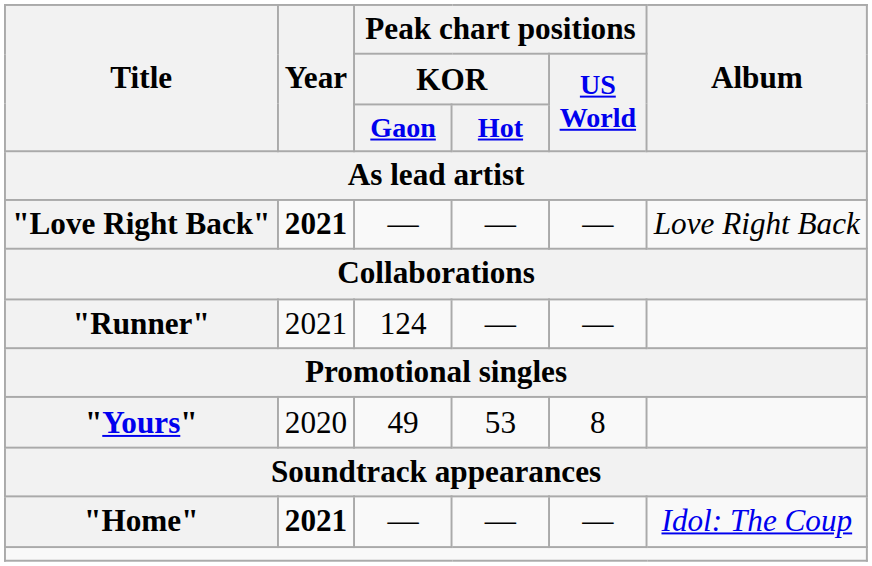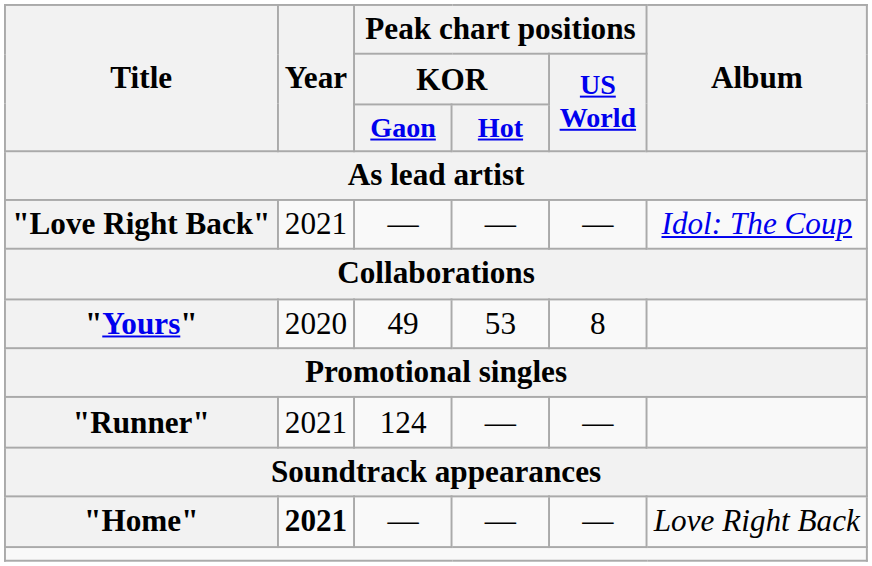(316, 223) bold -> (316, 223) normal
(757, 223) Love Right Back -> (757, 223) Idol: The Coup
rows swapped: (141, 421) <-> (141, 322)
(757, 520) Idol: The Coup -> (757, 520) Love Right Back
